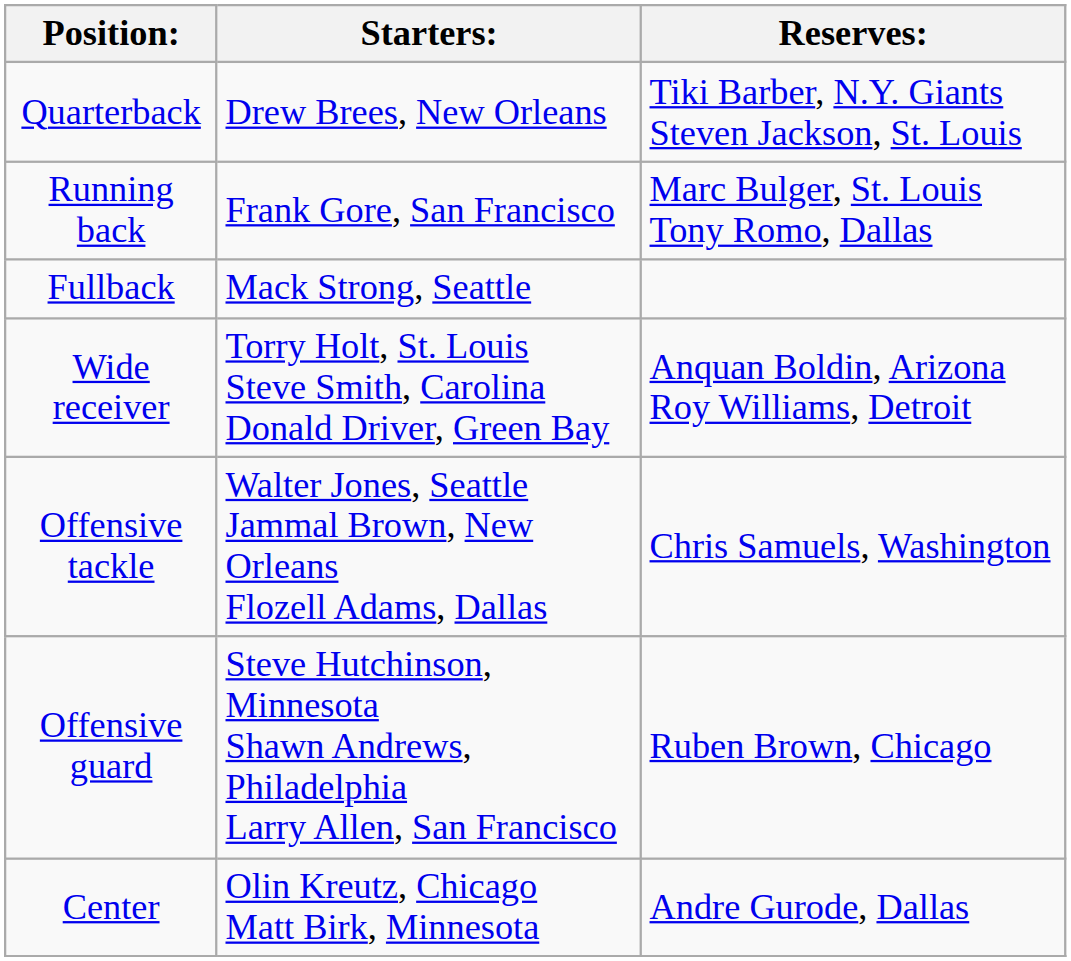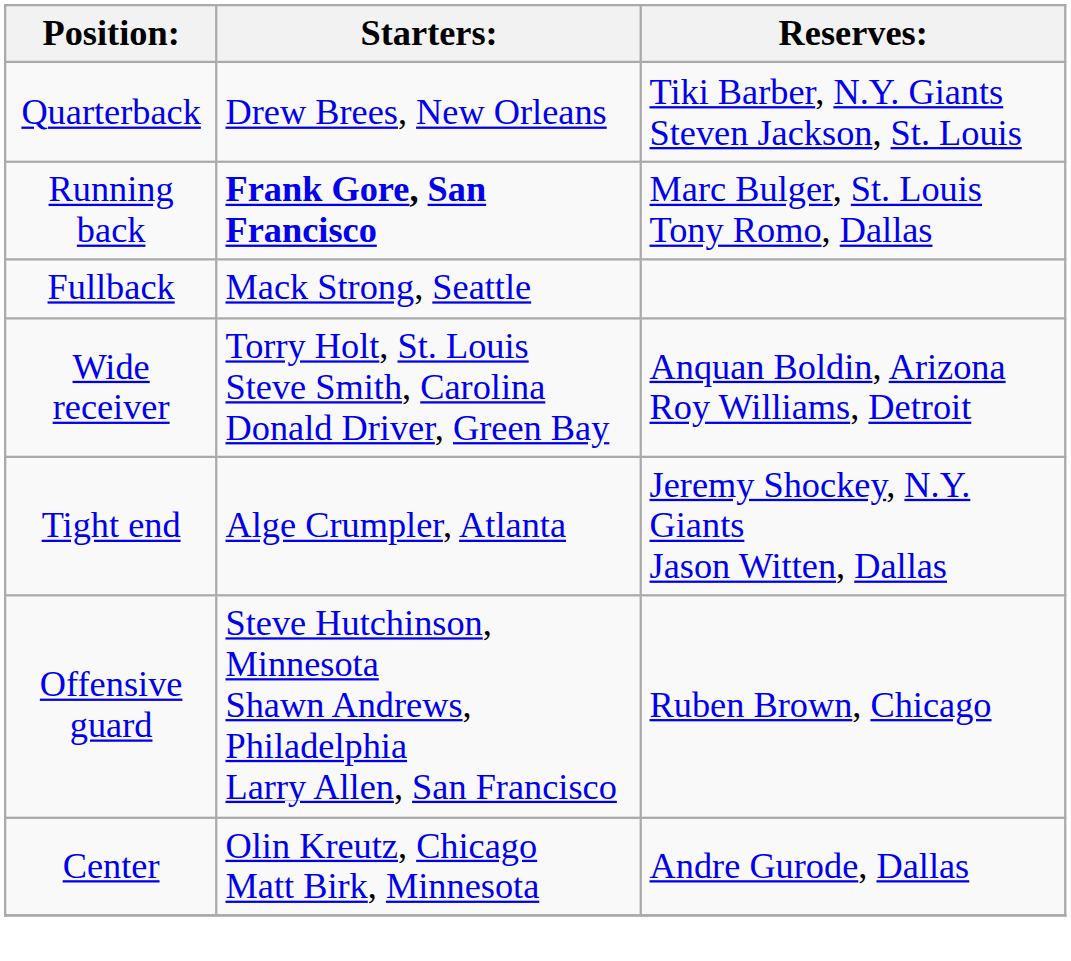(420, 209) normal -> (356, 209) bold
+ row: (111, 525)
- row: (111, 546)
